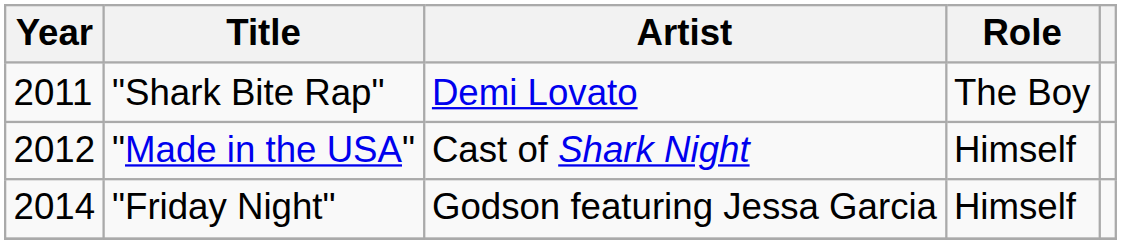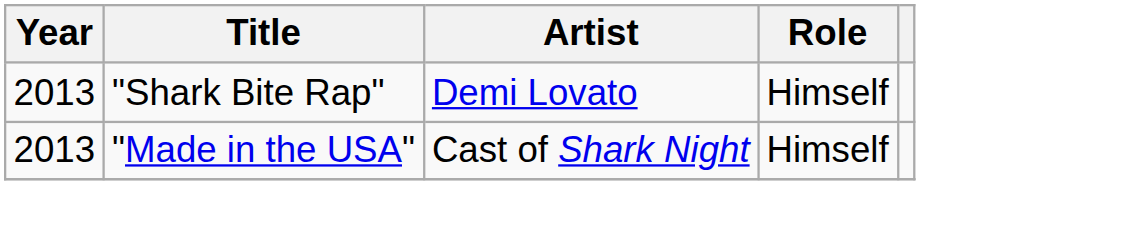(53, 91) 2011 -> (54, 91) 2013
(1022, 91) The Boy -> (828, 91) Himself
(54, 149) 2012 -> (54, 149) 2013
- row: (224, 207)
